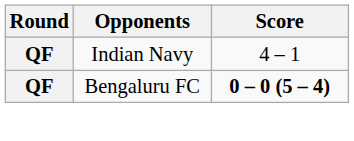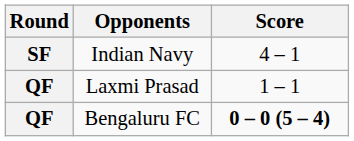(39, 53) QF -> (39, 53) SF
+ row: (142, 86)
